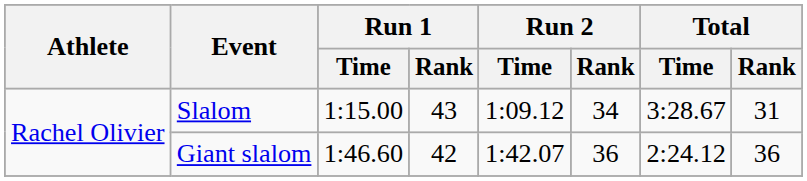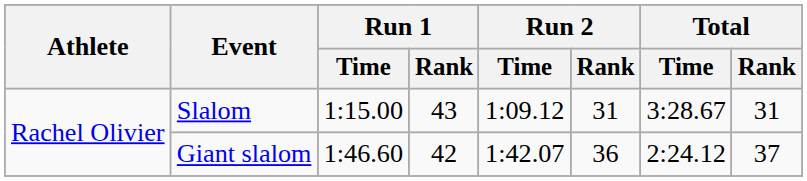(605, 110) 34 -> (605, 110) 31
(767, 153) 36 -> (767, 153) 37
